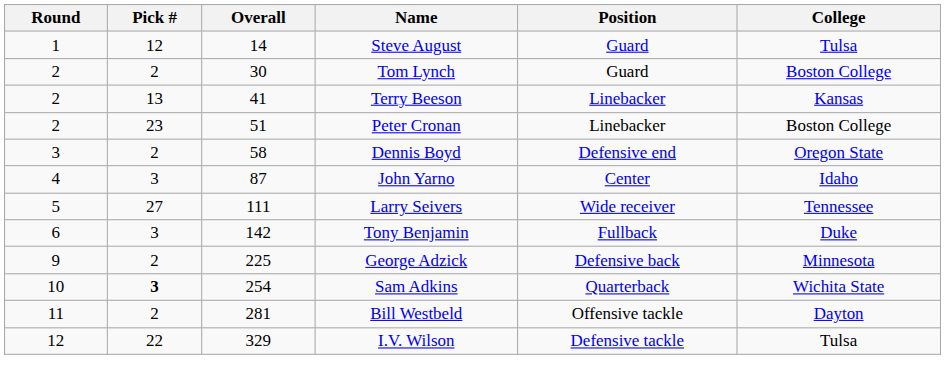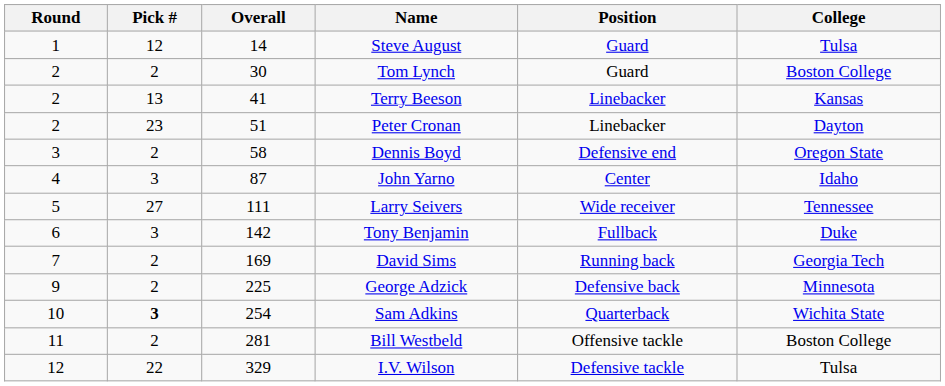(839, 125) Boston College -> (839, 125) Dayton
+ row: (416, 260)
(839, 313) Dayton -> (839, 340) Boston College
